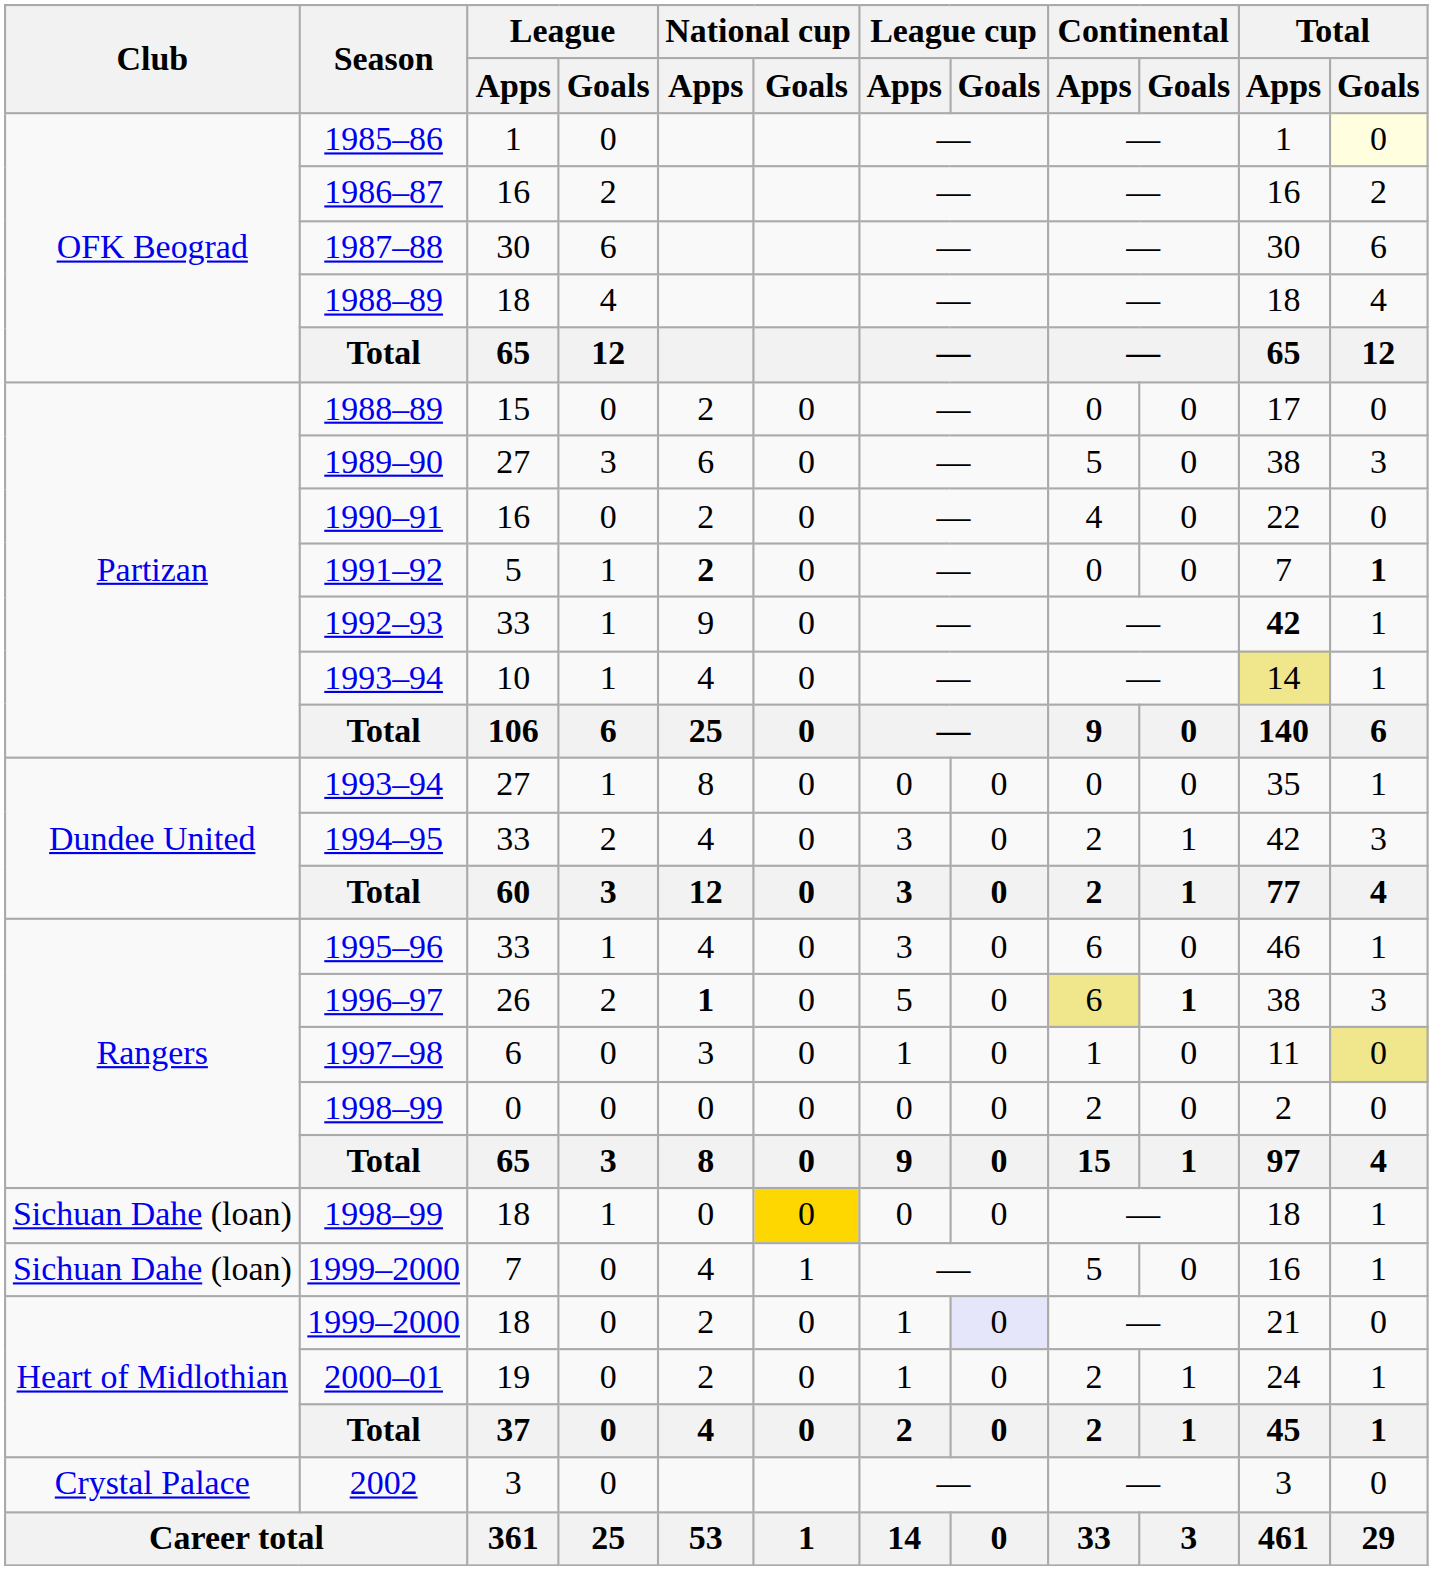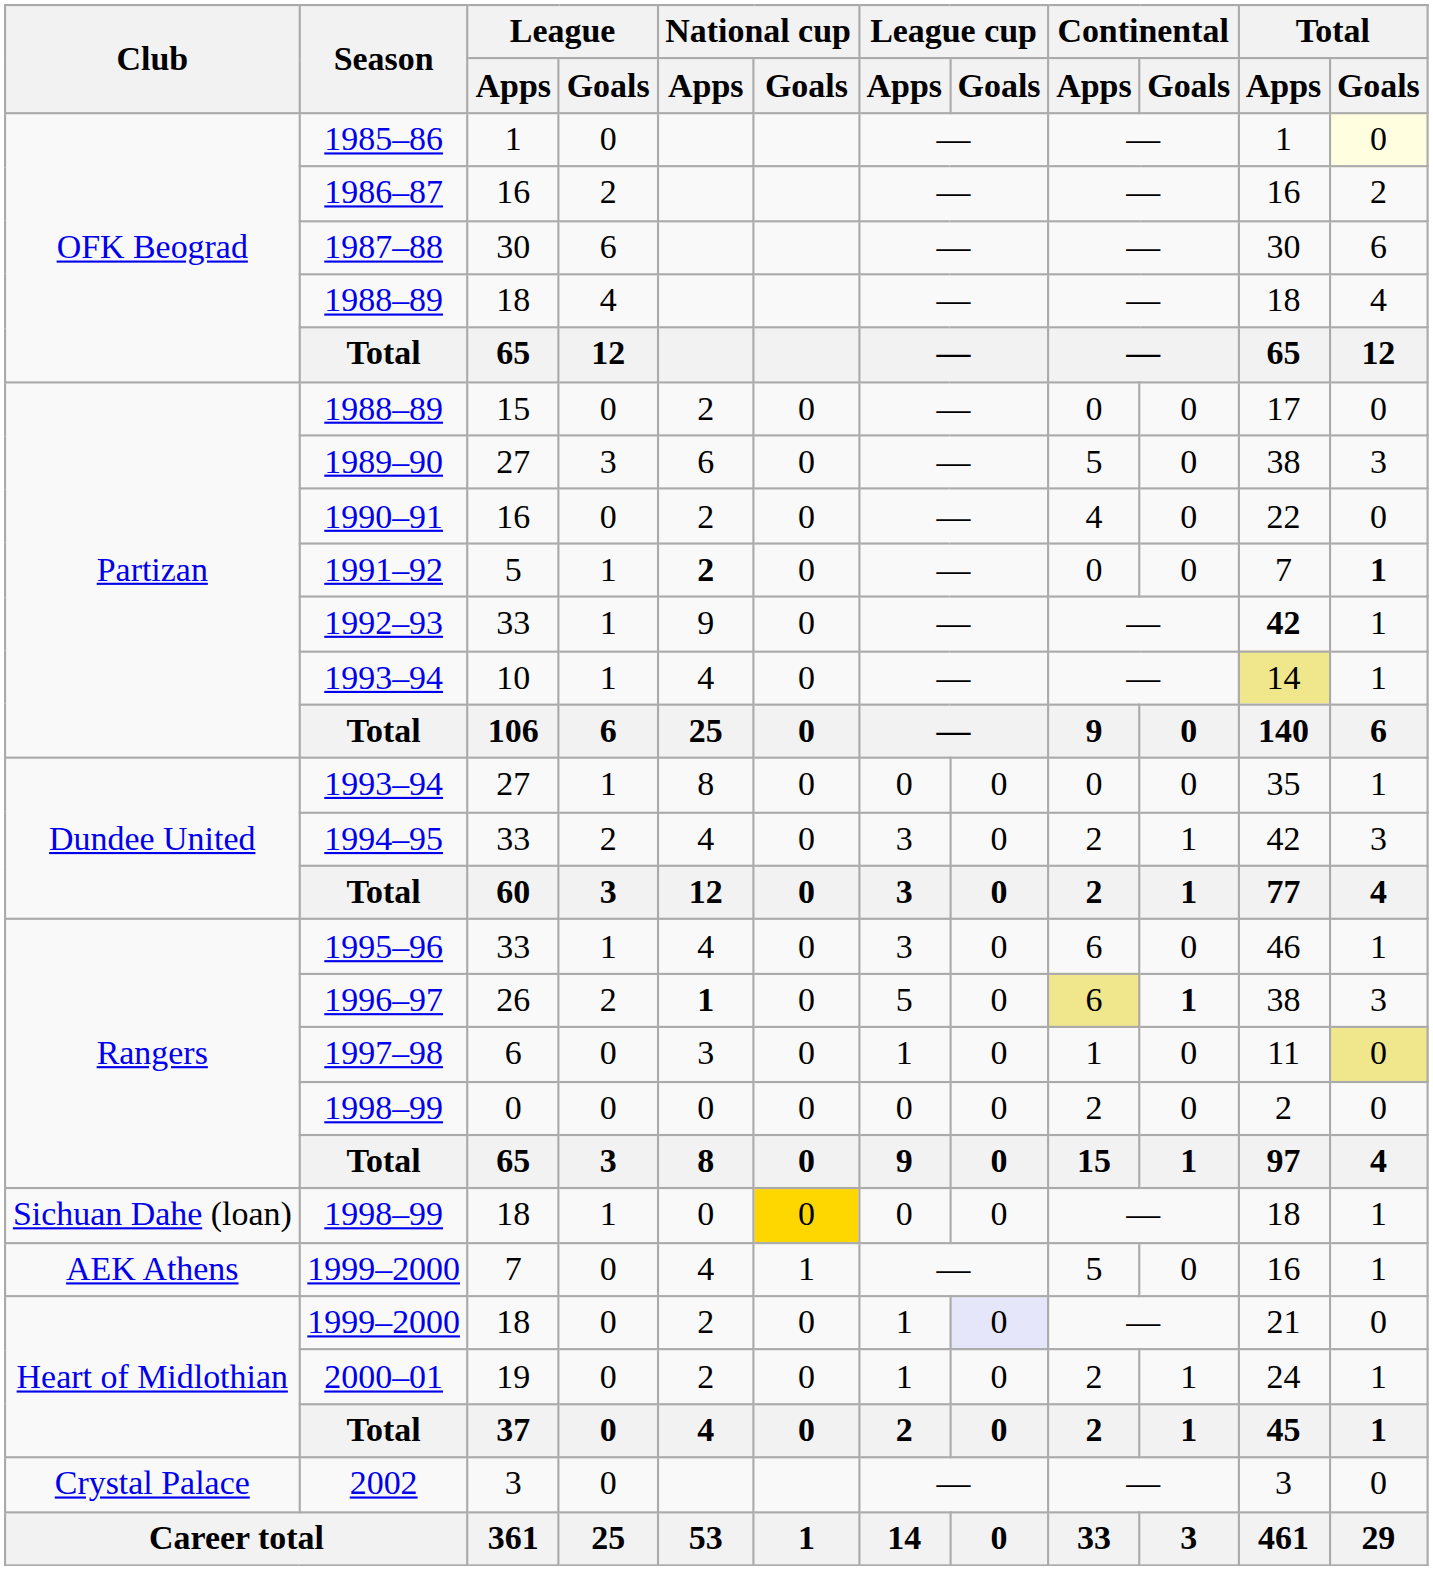(152, 1268) Sichuan Dahe (loan) -> (152, 1268) AEK Athens
